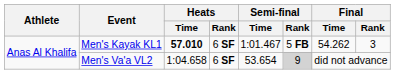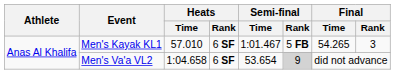(187, 45) bold -> (187, 45) normal
(334, 45) 54.262 -> (334, 45) 54.265
